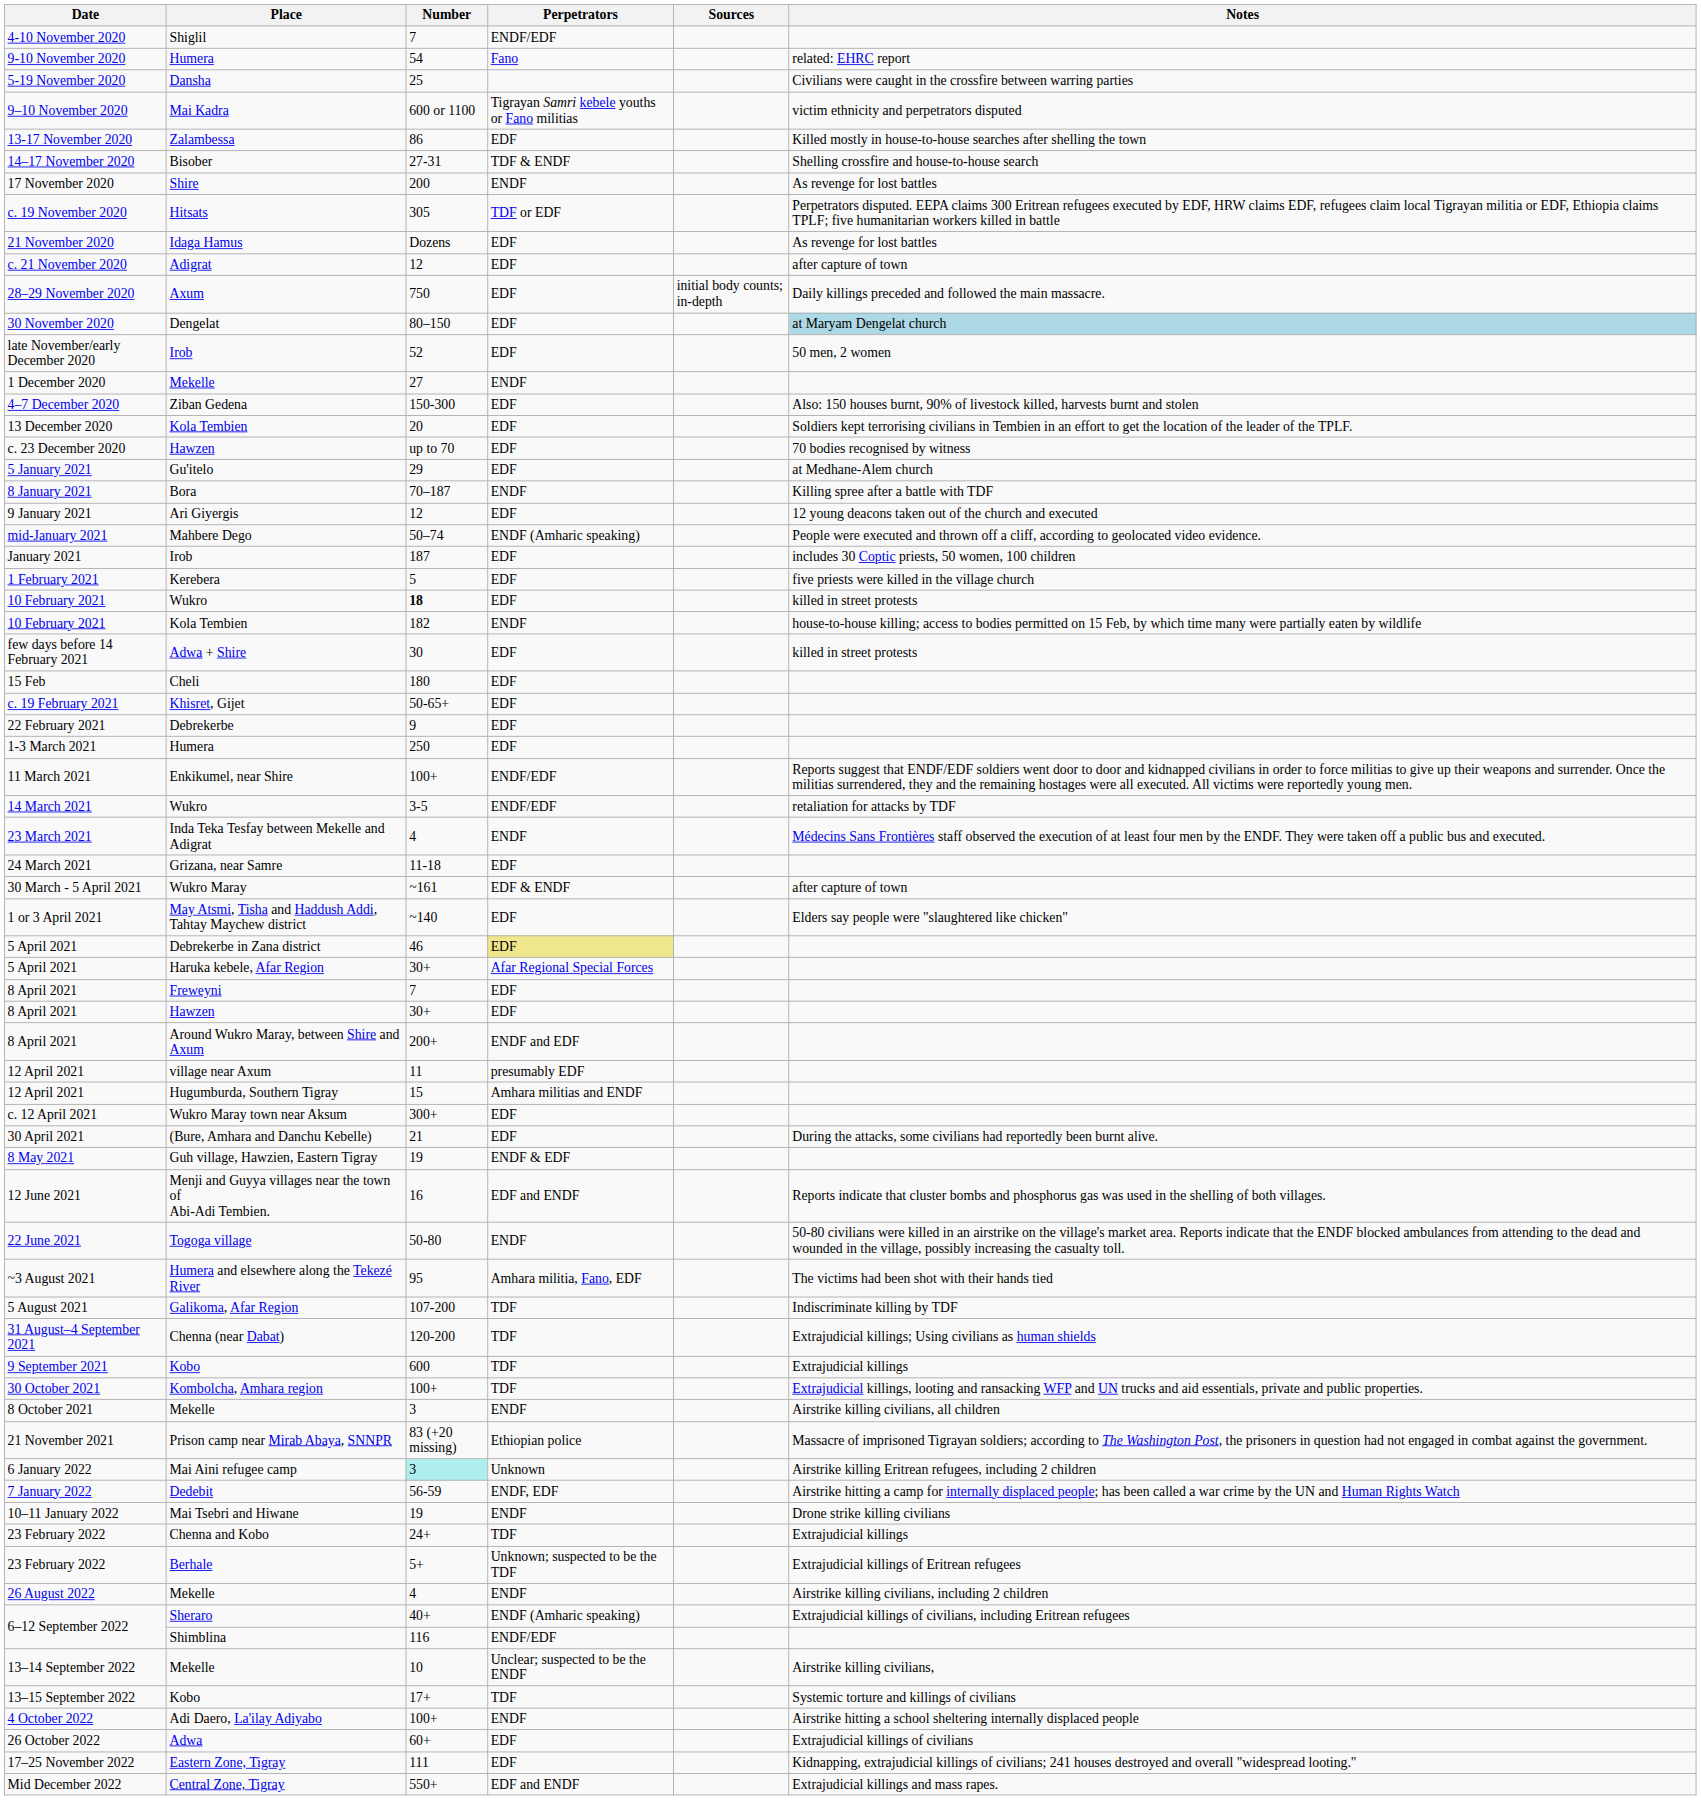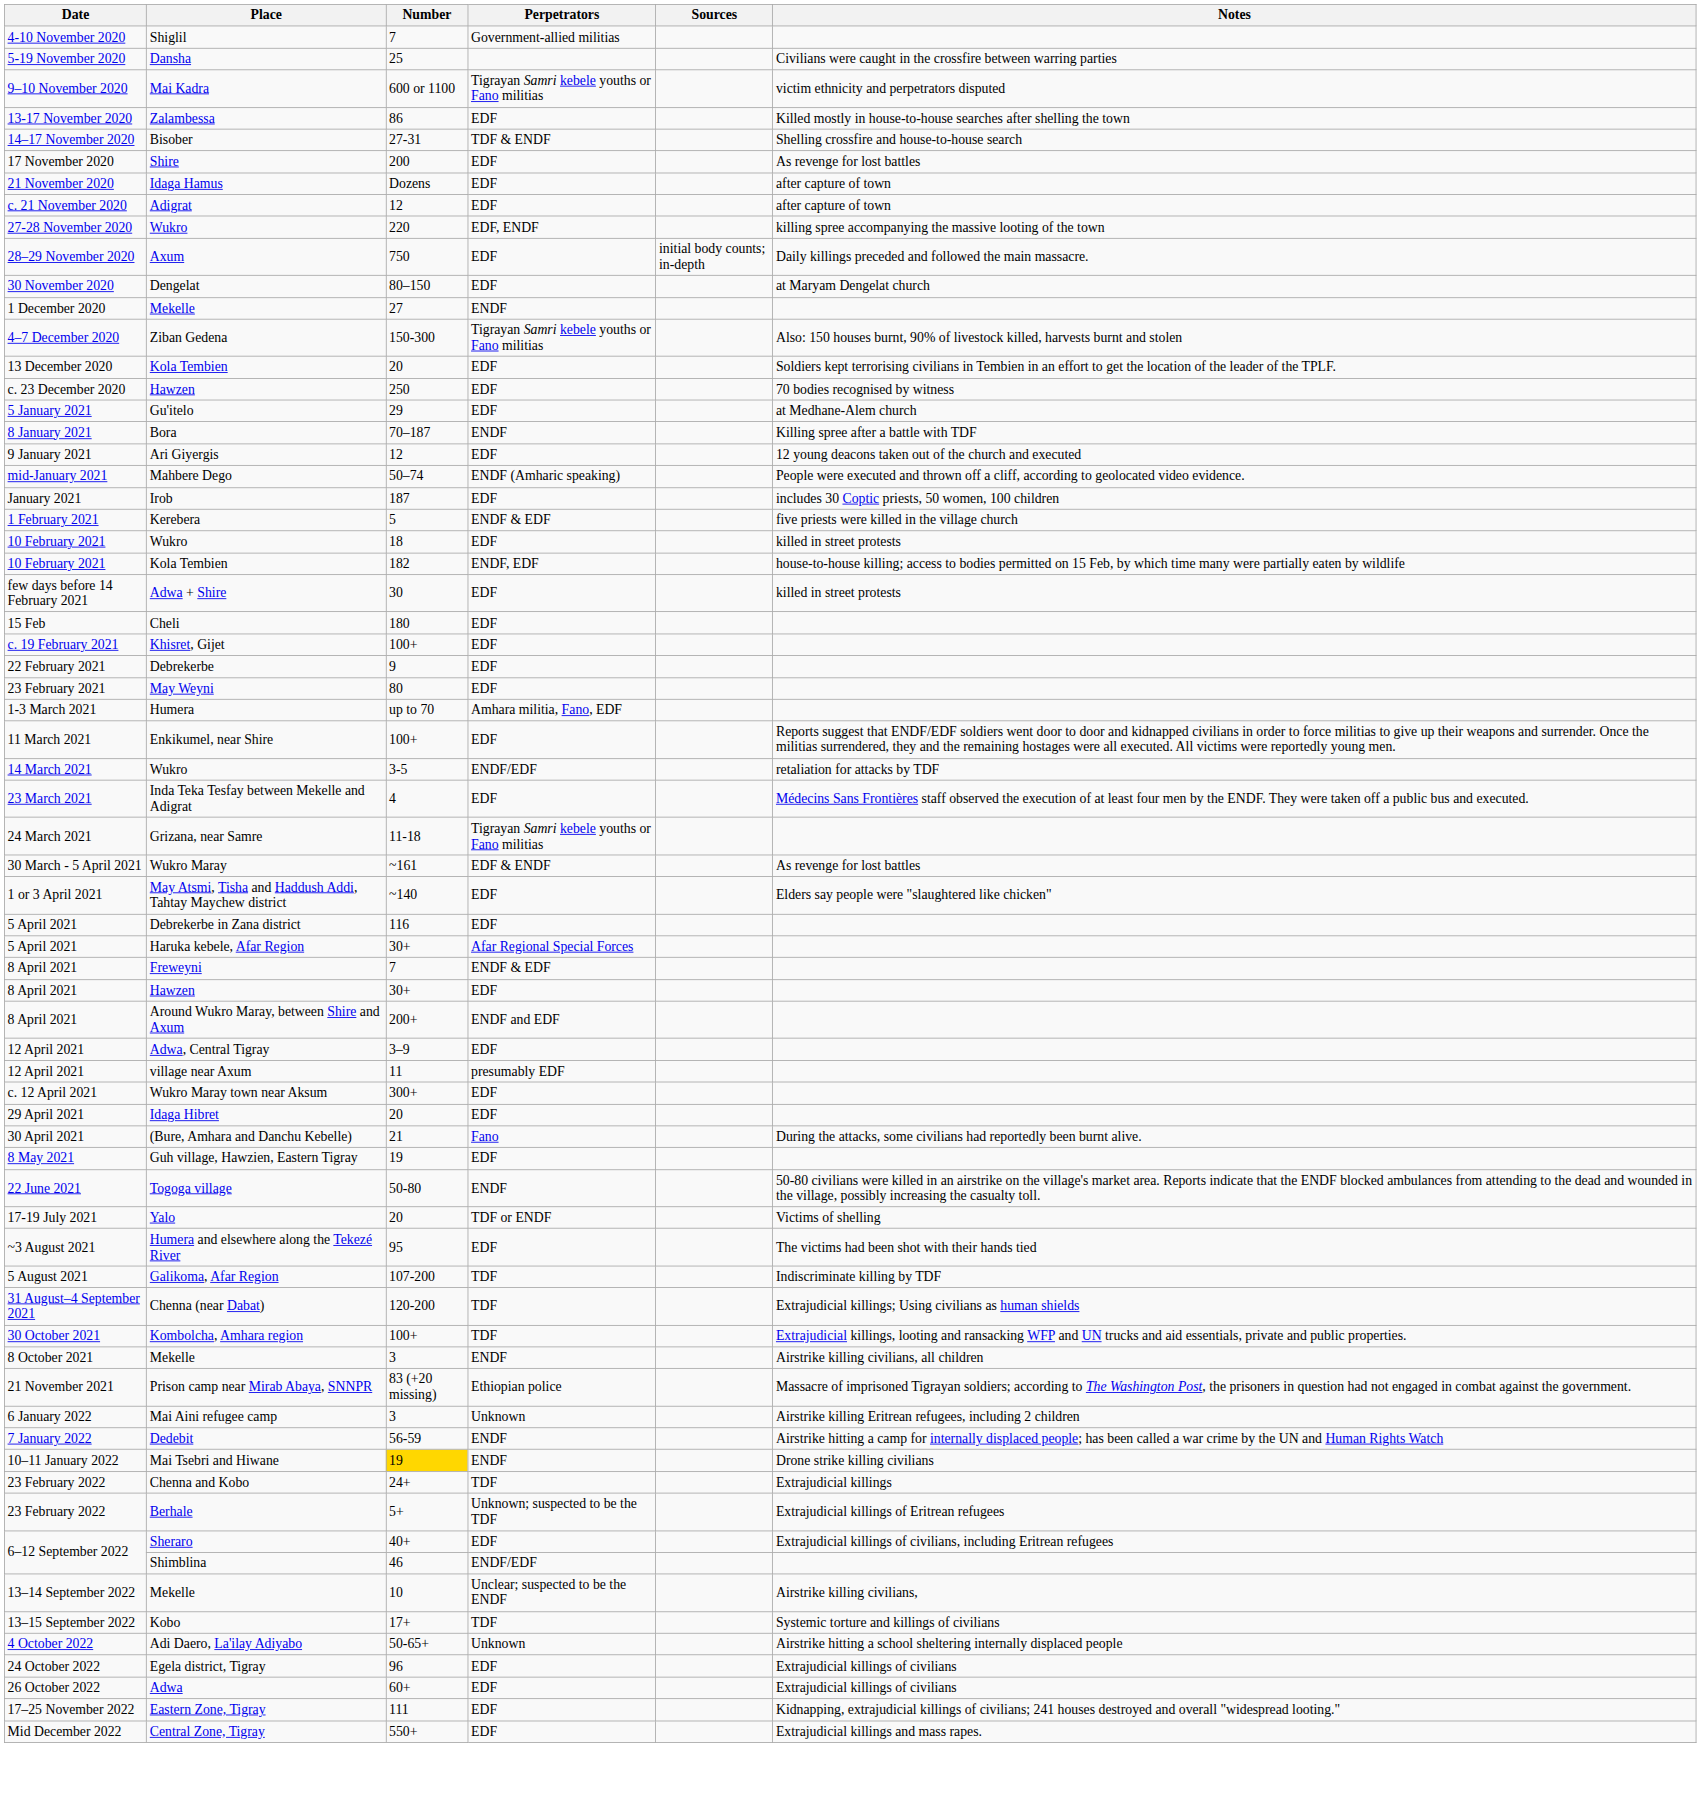(524, 37) ENDF/EDF -> (545, 37) Government-allied militias
- row: (66, 59)
(509, 183) ENDF -> (484, 161) EDF
- row: (67, 213)
(865, 242) As revenge for lost battles -> (833, 183) after capture of town
+ row: (70, 227)
(869, 323) lightblue background -> (853, 286) no background
- row: (64, 353)
(504, 404) EDF -> (561, 337) Tigrayan Samri kebele youths or Fano militias
(432, 448) up to 70 -> (399, 389) 250
(504, 579) EDF -> (511, 520) ENDF & EDF
(416, 601) bold -> (396, 541) normal
(509, 622) ENDF -> (505, 563) ENDF, EDF
(429, 703) 50-65+ -> (403, 644) 100+
+ row: (57, 688)
(420, 747) 250 -> (412, 710) up to 70
(504, 747) EDF -> (547, 710) Amhara militia, Fano, EDF
(524, 777) ENDF/EDF -> (484, 739) EDF
(509, 836) ENDF -> (484, 798) EDF
(504, 865) EDF -> (561, 836) Tigrayan Samri kebele youths or Fano militias
(850, 887) after capture of town -> (848, 865) As revenge for lost battles
(416, 946) 46 -> (399, 924) 116
(504, 946) khaki background -> (484, 924) no background
(504, 990) EDF -> (511, 968) ENDF & EDF
+ row: (46, 1049)
- row: (46, 1093)
+ row: (46, 1114)
(504, 1136) EDF -> (485, 1136) Fano
(530, 1158) ENDF & EDF -> (484, 1158) EDF
- row: (44, 1195)
+ row: (52, 1217)
(566, 1278) Amhara militia, Fano, EDF -> (484, 1247) EDF
- row: (58, 1366)
(413, 1469) paleturquoise background -> (393, 1416) no background
(525, 1491) ENDF, EDF -> (489, 1438) ENDF
(416, 1513) no background -> (396, 1460) gold background
- row: (51, 1594)
(565, 1616) ENDF (Amharic speaking) -> (484, 1541) EDF
(419, 1637) 116 -> (396, 1563) 46
(423, 1718) 100+ -> (409, 1644) 50-65+
(509, 1718) ENDF -> (498, 1644) Unknown
+ row: (54, 1666)
(535, 1784) EDF and ENDF -> (484, 1731) EDF
